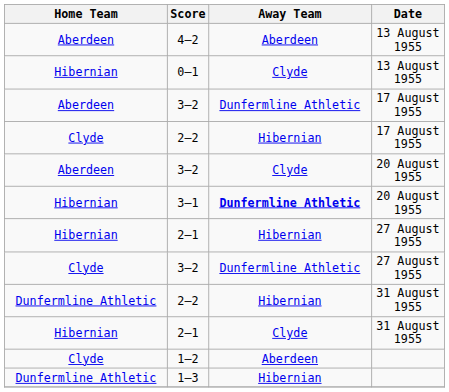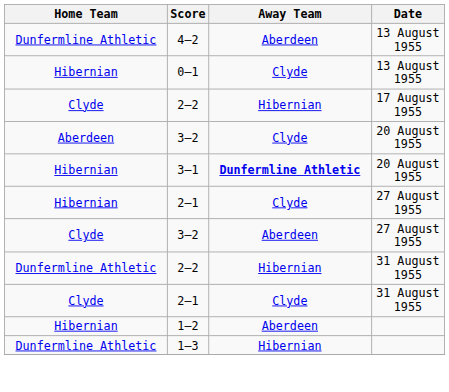(86, 40) Aberdeen -> (86, 40) Dunfermline Athletic
- row: (188, 105)
(290, 235) Hibernian -> (290, 203) Clyde
(290, 268) Dunfermline Athletic -> (290, 235) Aberdeen
(86, 333) Hibernian -> (86, 300) Clyde
(86, 359) Clyde -> (86, 326) Hibernian
